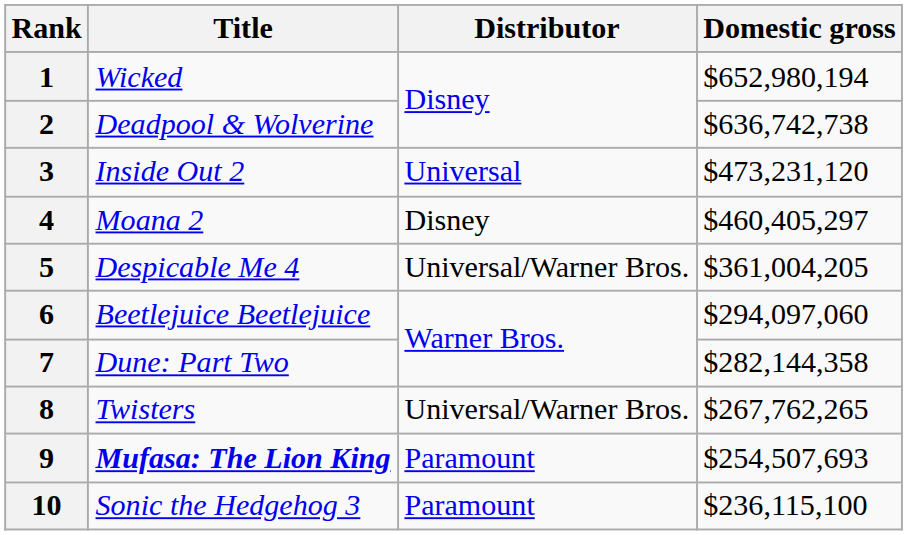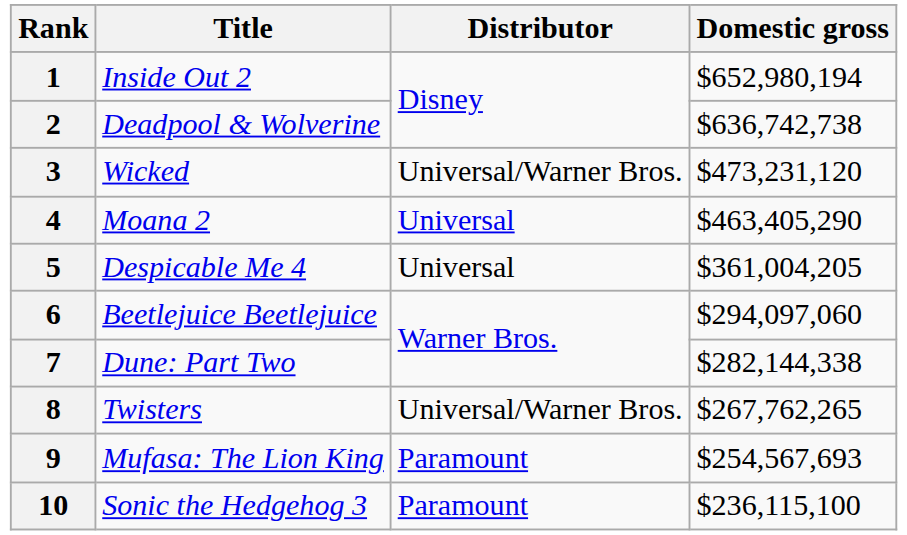(139, 76) Wicked -> (177, 76) Inside Out 2
(170, 171) Inside Out 2 -> (146, 171) Wicked
(463, 171) Universal -> (540, 171) Universal/Warner Bros.
(447, 219) Disney -> (456, 219) Universal
(786, 219) $460,405,297 -> (779, 219) $463,405,290
(547, 266) Universal/Warner Bros. -> (456, 266) Universal
(786, 362) $282,144,358 -> (779, 362) $282,144,338
(243, 457) bold -> (243, 457) normal
(786, 457) $254,507,693 -> (779, 457) $254,567,693
